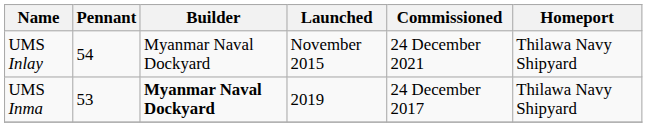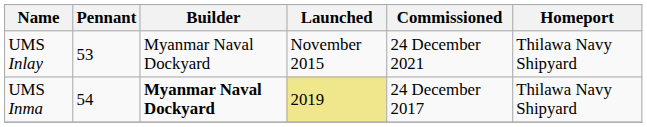(85, 53) 54 -> (85, 53) 53
(85, 99) 53 -> (85, 99) 54
(307, 99) no background -> (307, 99) khaki background
